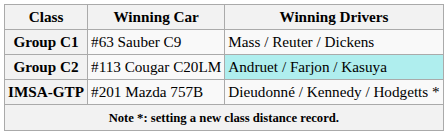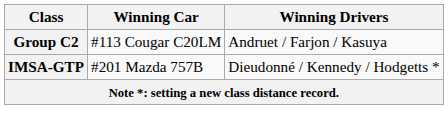- row: (46, 42)
(308, 67) paleturquoise background -> (308, 42) no background
